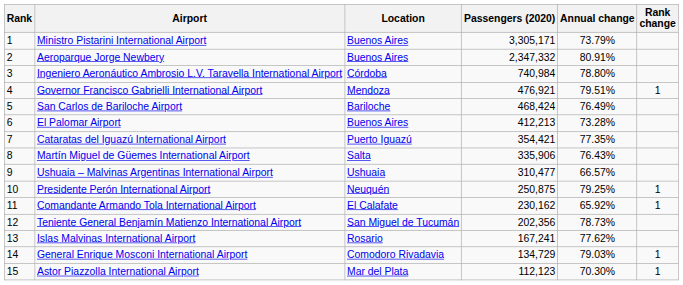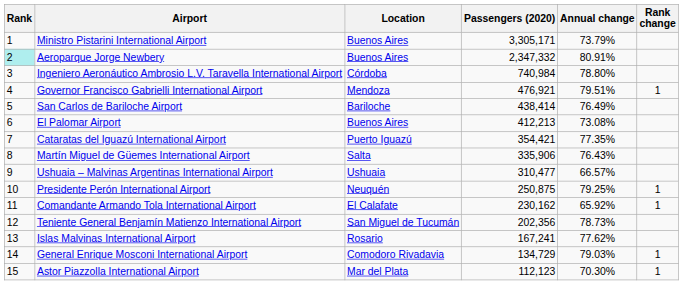(10, 57) no background -> (10, 57) paleturquoise background
(537, 106) 468,424 -> (537, 106) 438,414
(597, 123) 73.28% -> (597, 123) 73.08%
